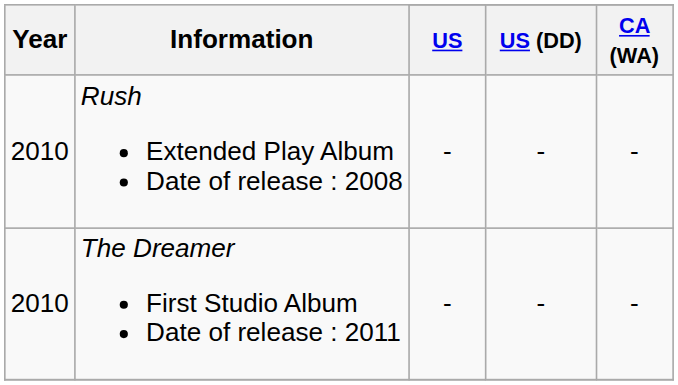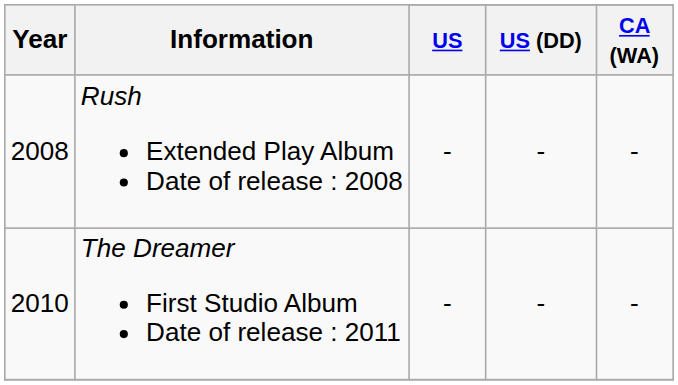(40, 151) 2010 -> (40, 151) 2008
